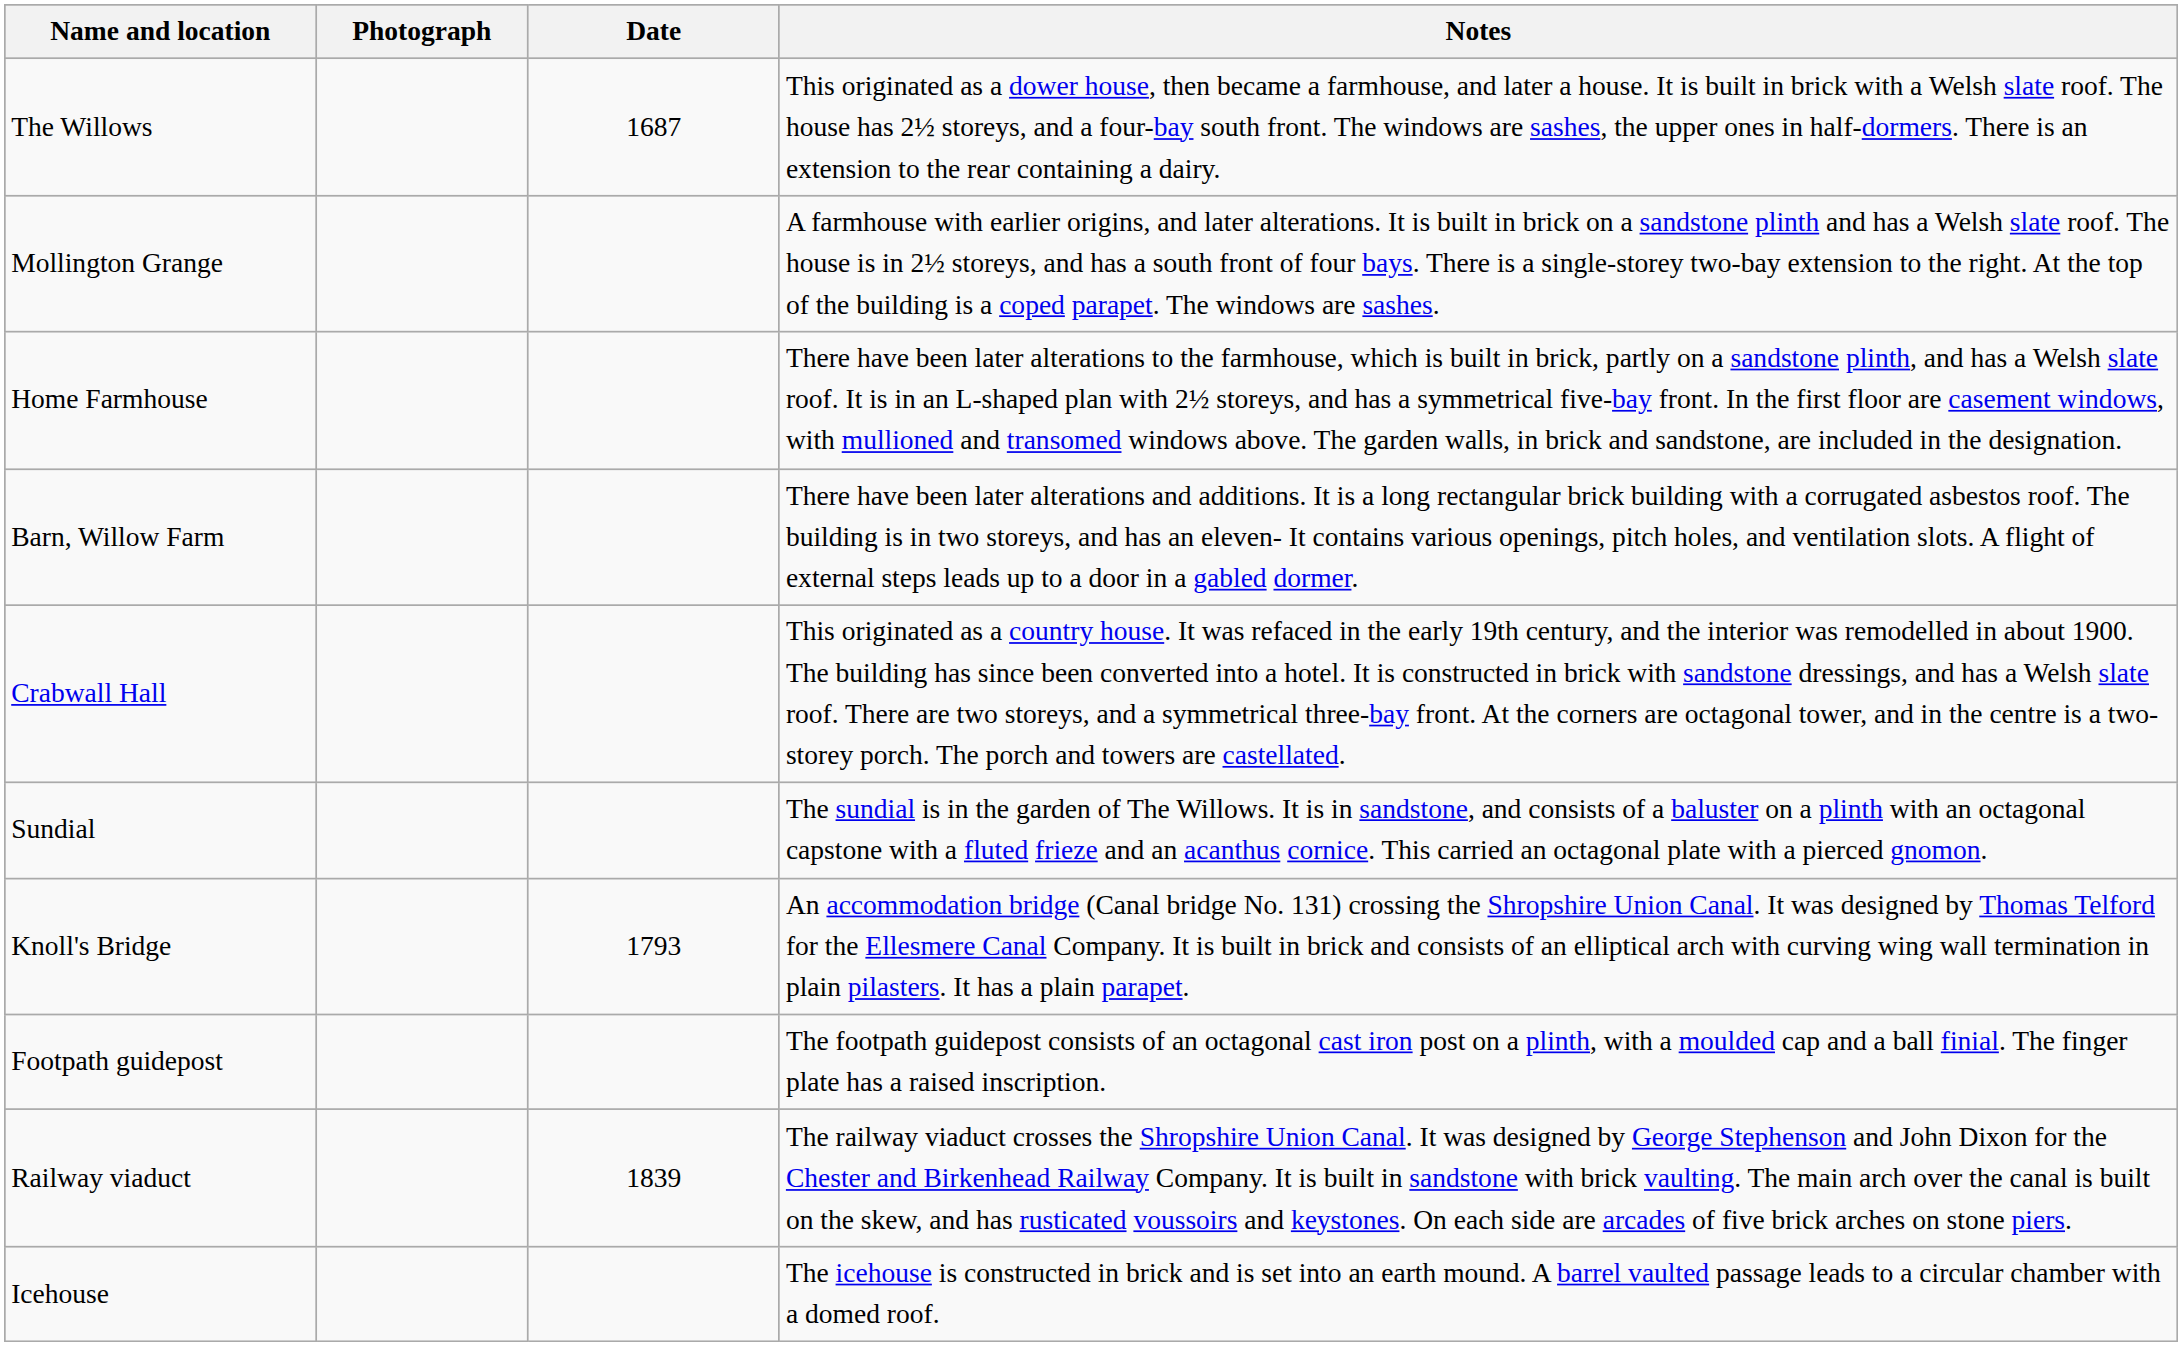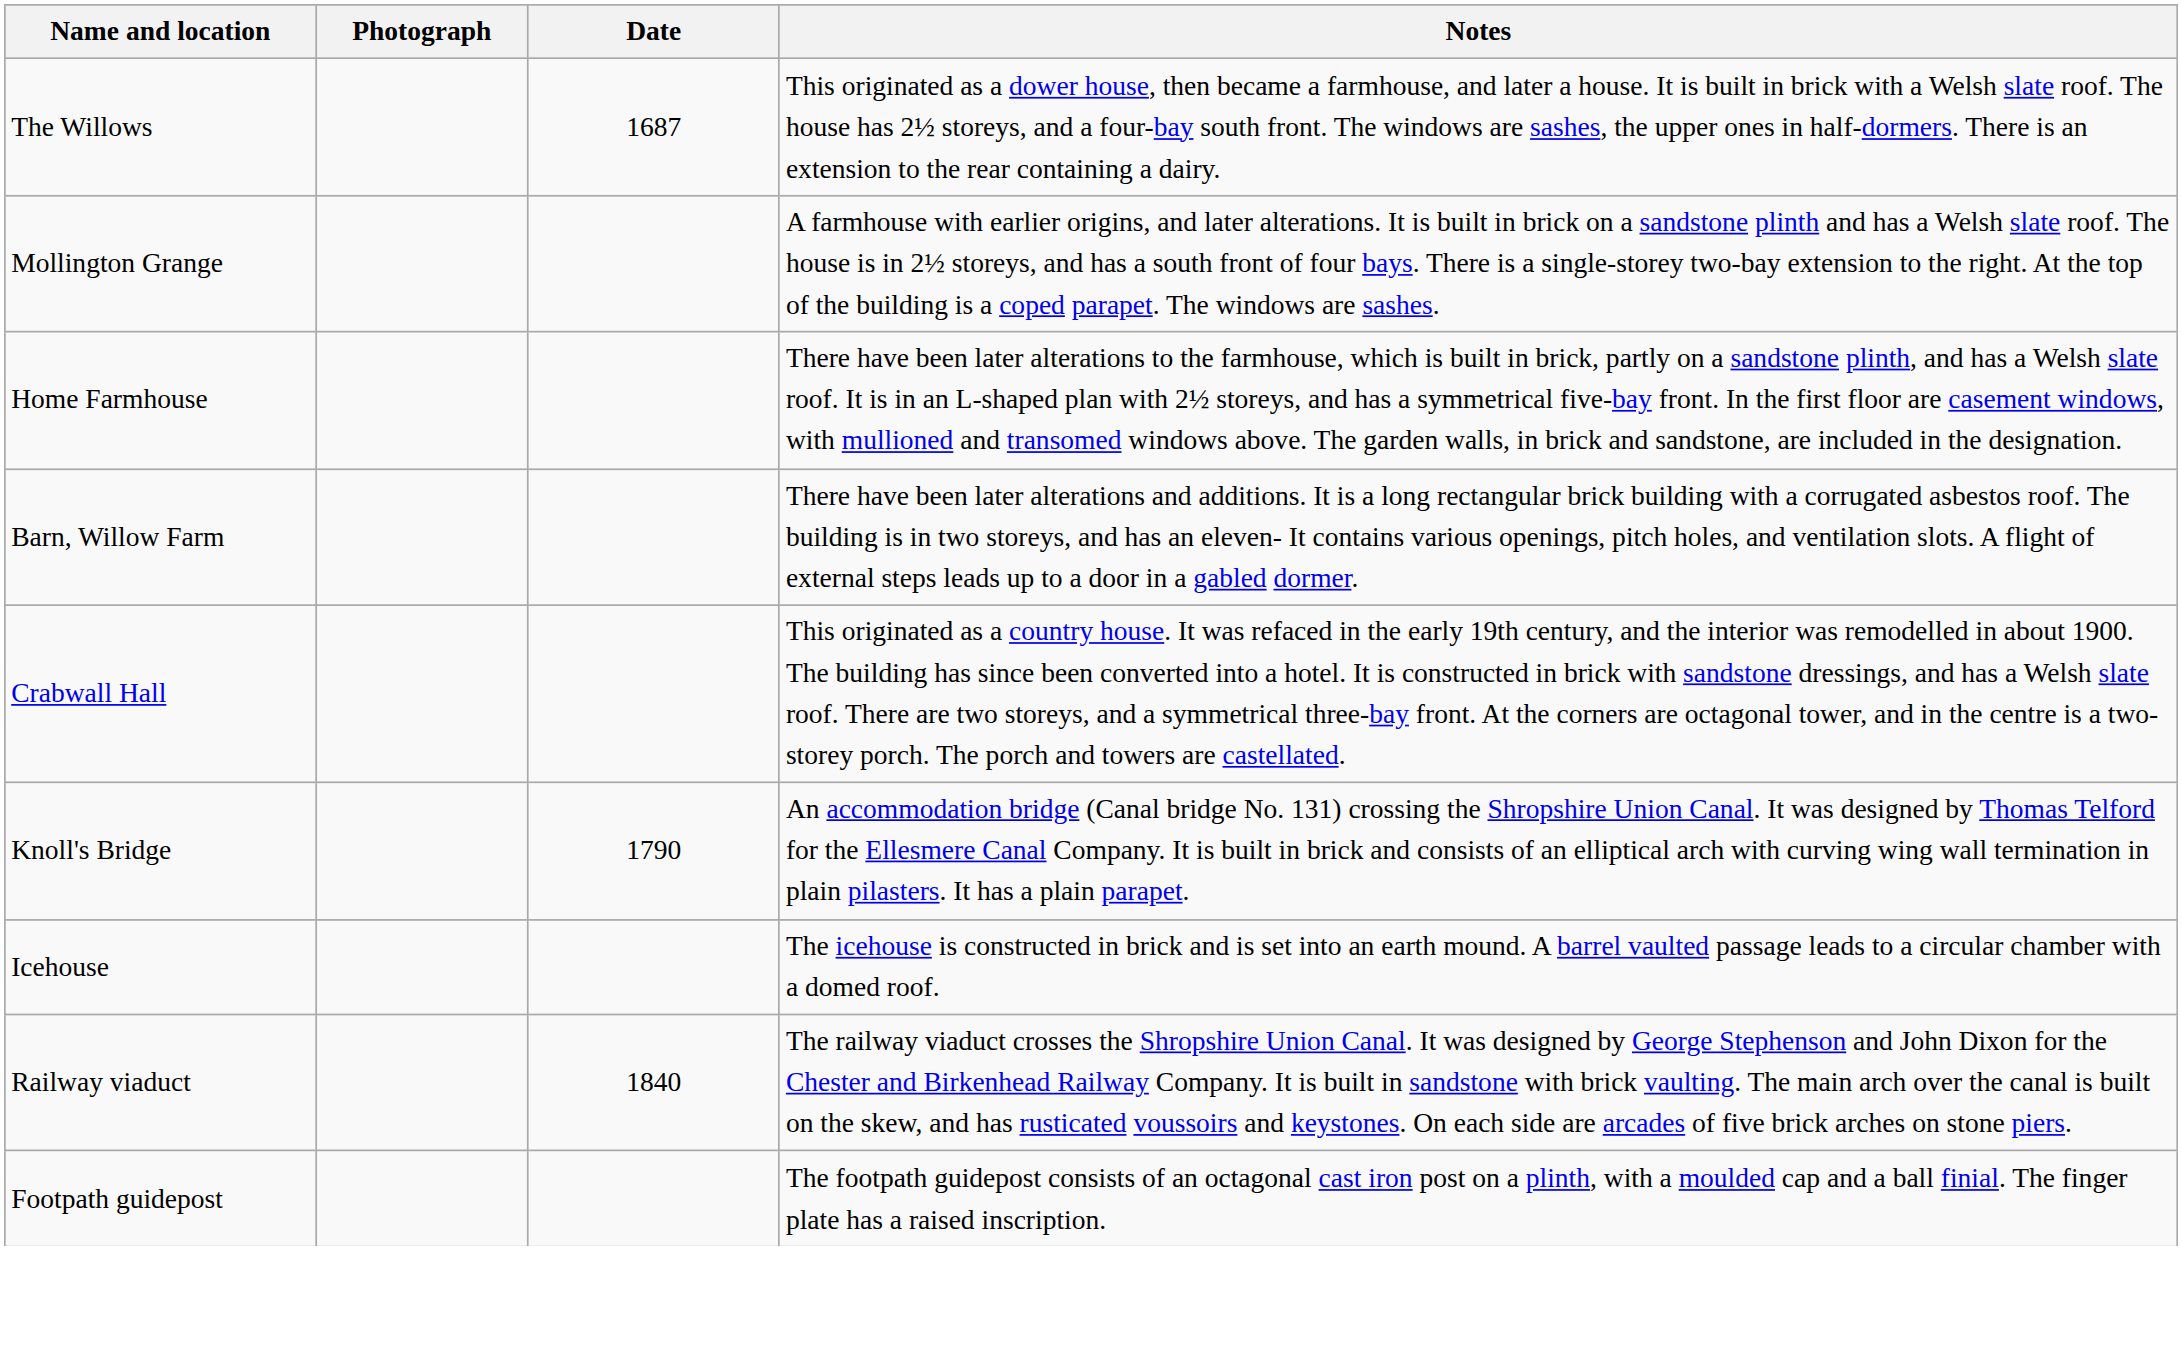- row: (53, 829)
(654, 945) 1793 -> (654, 850) 1790
rows swapped: (60, 1293) <-> (117, 1061)
(654, 1177) 1839 -> (654, 1082) 1840
